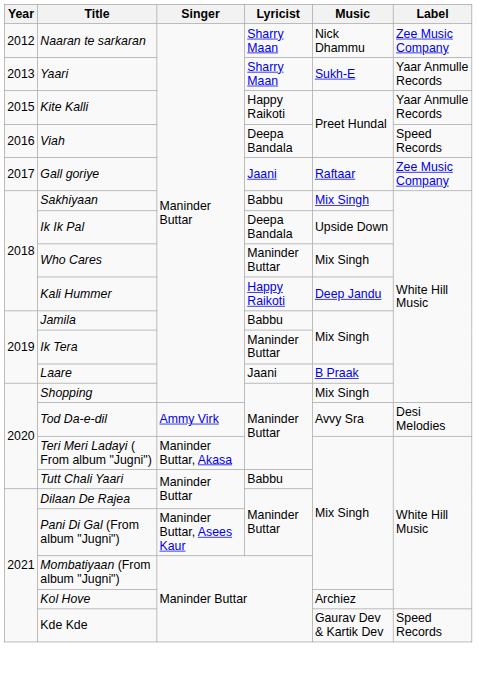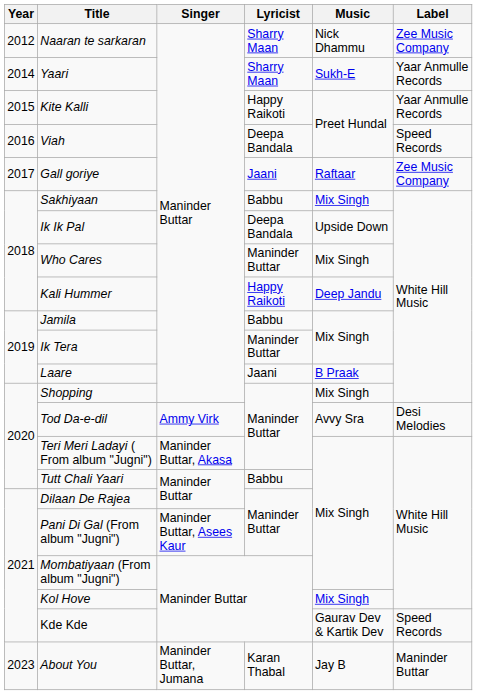(21, 74) 2013 -> (21, 74) 2014
(335, 599) Archiez -> (342, 599) Mix Singh
+ row: (69, 665)
